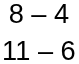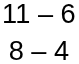rows swapped: (39, 13) <-> (39, 51)
